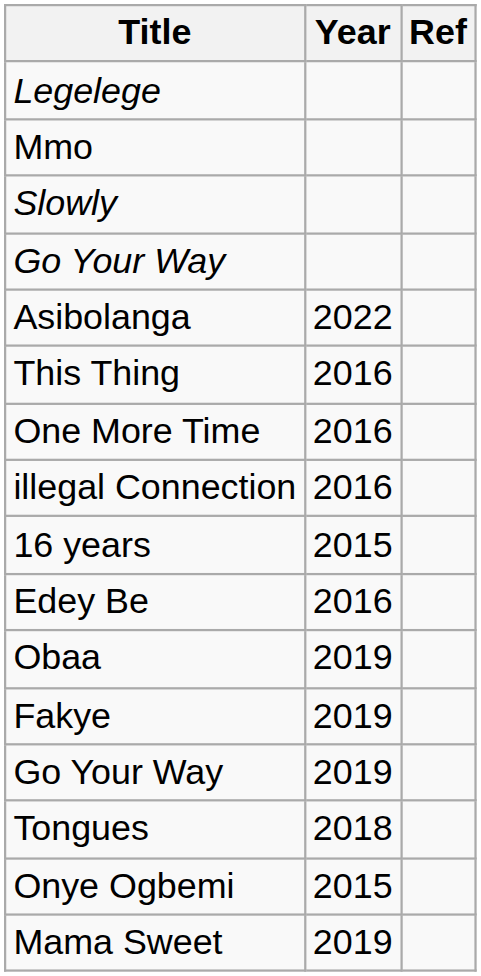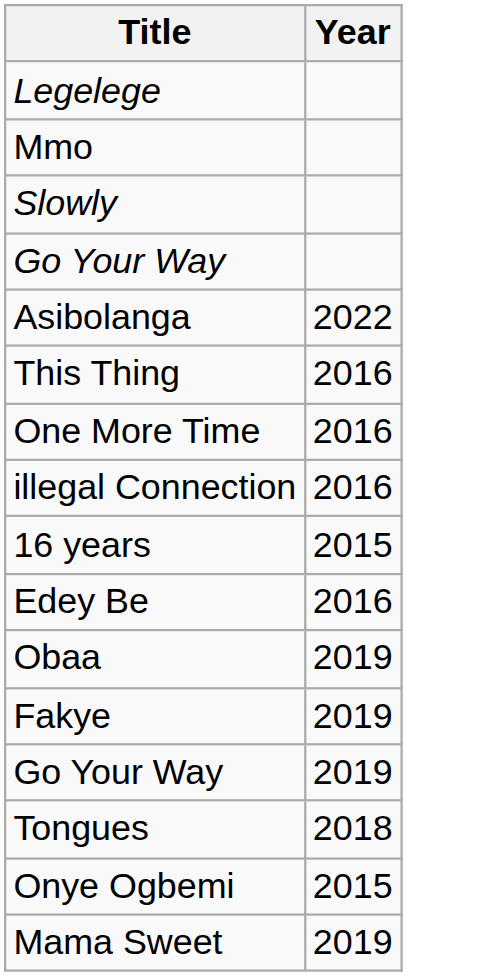- column: (438, 32)
